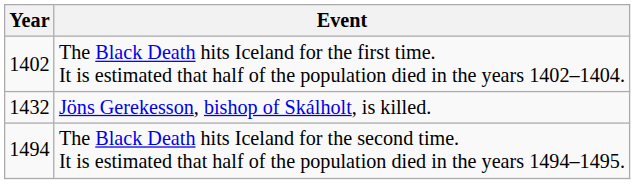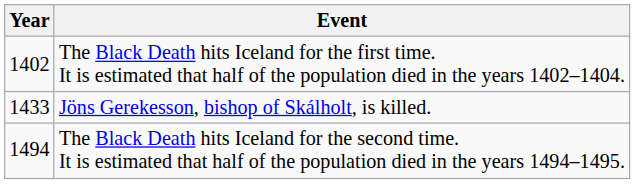(29, 107) 1432 -> (29, 107) 1433
